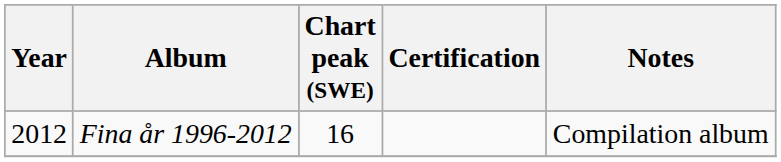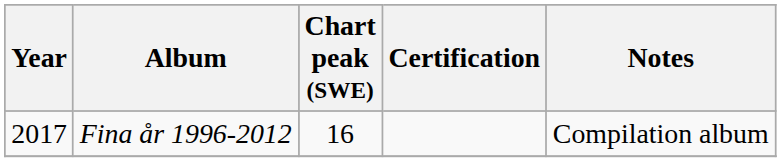(39, 133) 2012 -> (39, 133) 2017
